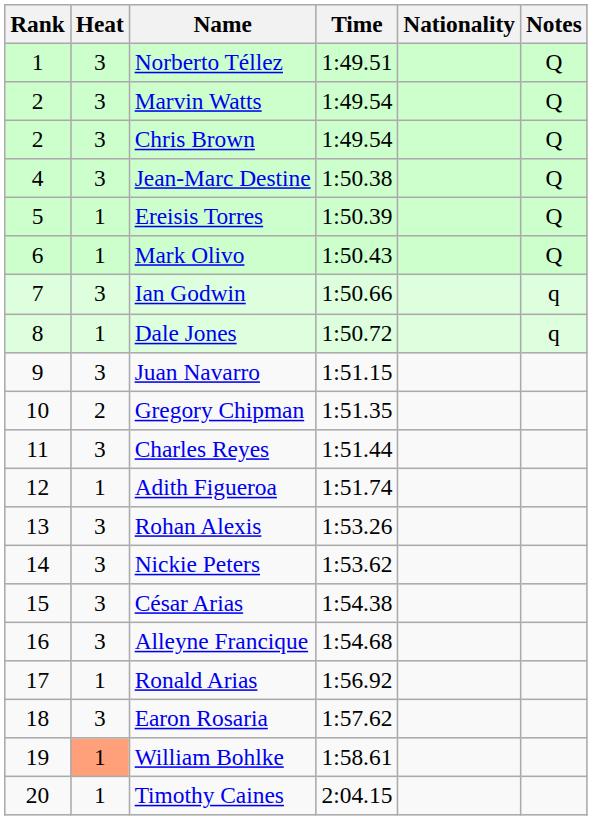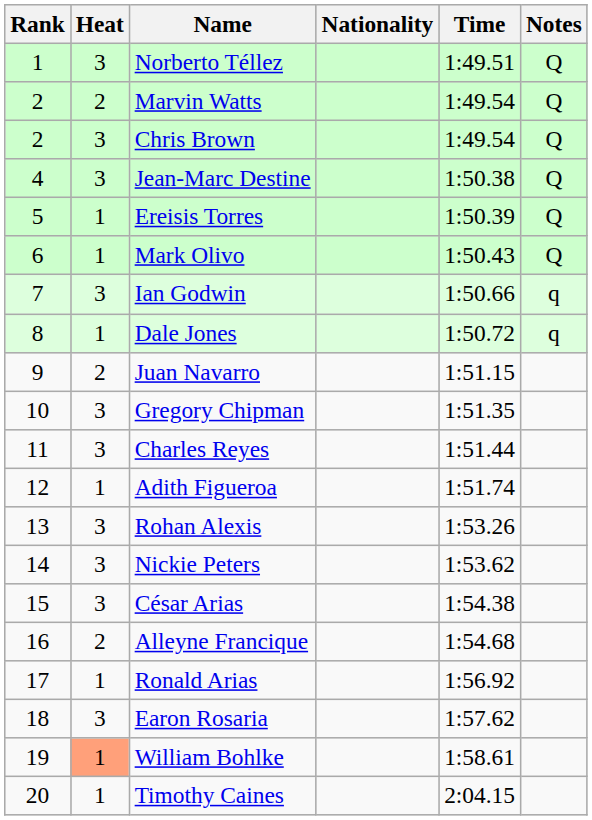columns swapped: (459, 23) <-> (357, 23)
(100, 101) 3 -> (100, 101) 2
(100, 371) 3 -> (100, 371) 2
(100, 409) 2 -> (100, 409) 3
(100, 641) 3 -> (100, 641) 2
